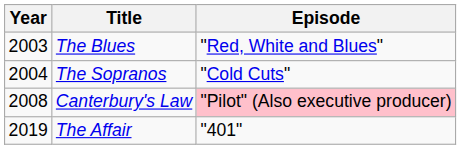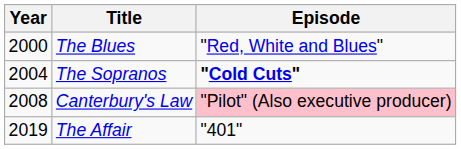(28, 46) 2003 -> (28, 46) 2000
(245, 74) normal -> (250, 74) bold
